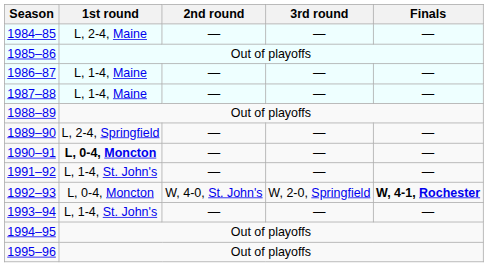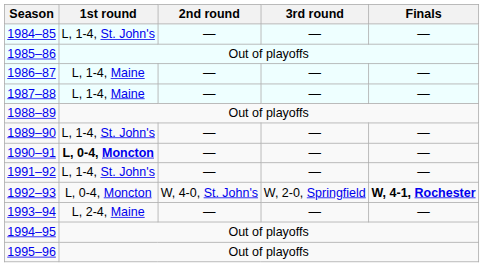(111, 34) L, 2-4, Maine -> (108, 34) L, 1-4, St. John's
(111, 133) L, 2-4, Springfield -> (108, 133) L, 1-4, St. John's
(111, 212) L, 1-4, St. John's -> (108, 212) L, 2-4, Maine
